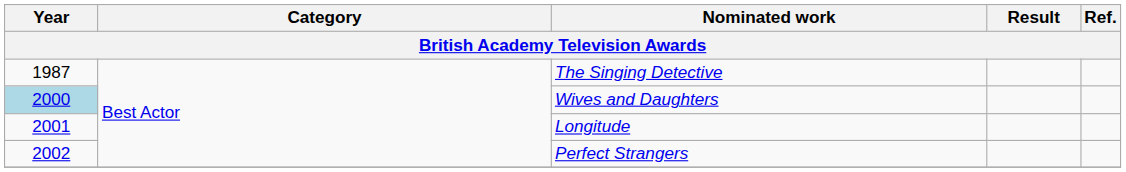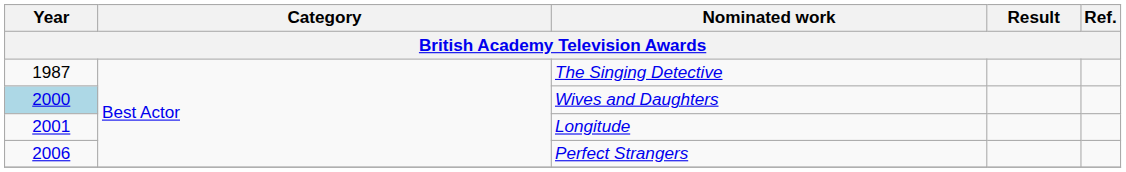(51, 153) 2002 -> (51, 153) 2006
